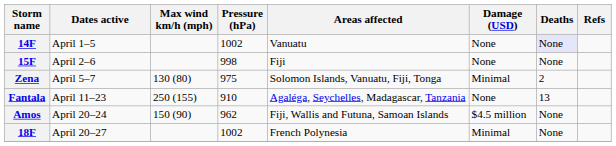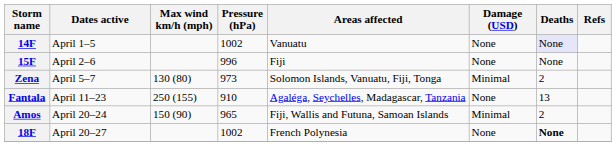(229, 61) 998 -> (229, 61) 996
(229, 79) 975 -> (229, 79) 973
(229, 114) 962 -> (229, 114) 965
(499, 114) $4.5 million -> (491, 114) Minimal
(551, 114) None -> (542, 114) 2
(491, 132) Minimal -> (484, 132) None
(551, 132) normal -> (551, 132) bold
